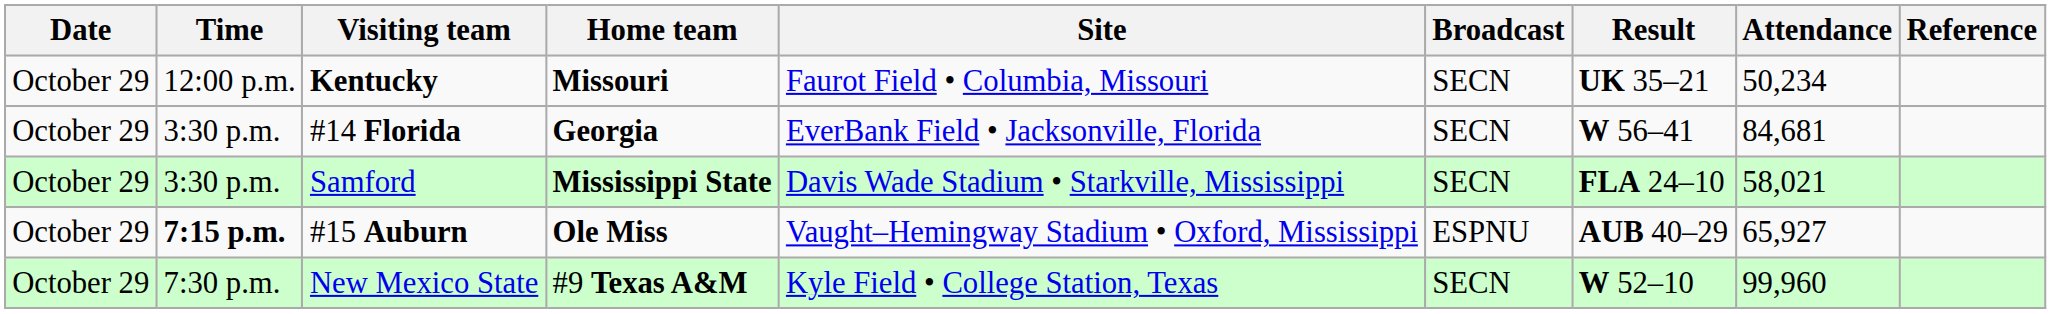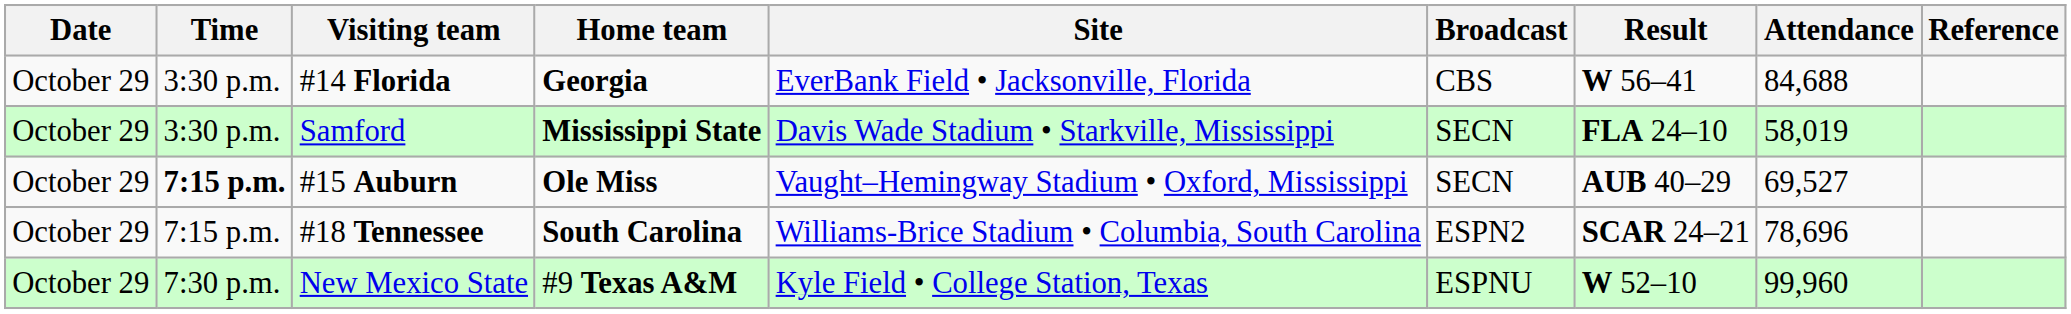- row: (374, 80)
(1471, 131) SECN -> (1464, 80) CBS
(1784, 131) 84,681 -> (1806, 80) 84,688
(1784, 181) 58,021 -> (1806, 131) 58,019
(1481, 232) ESPNU -> (1474, 181) SECN
(1784, 232) 65,927 -> (1806, 181) 69,527
+ row: (392, 232)
(1471, 283) SECN -> (1484, 283) ESPNU
